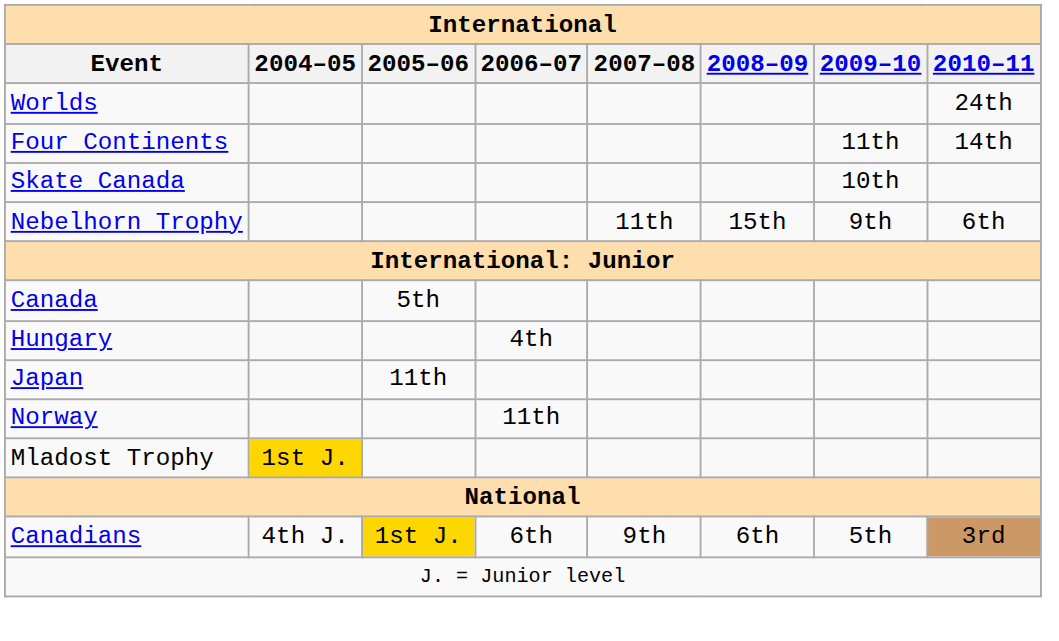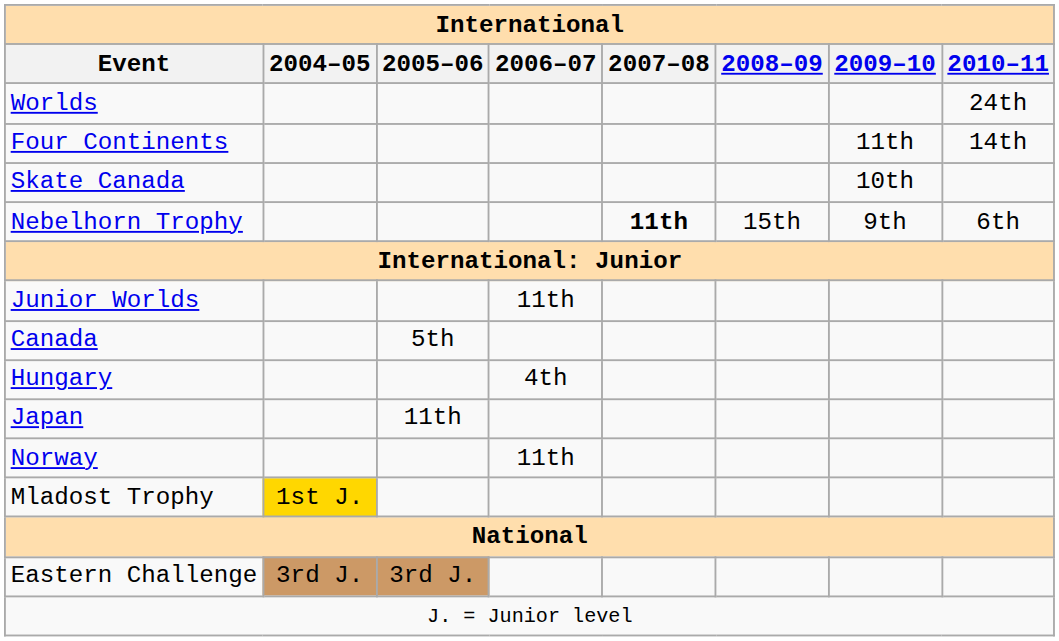(644, 222) normal -> (659, 222) bold
+ row: (105, 300)
- row: (76, 537)
+ row: (134, 576)
